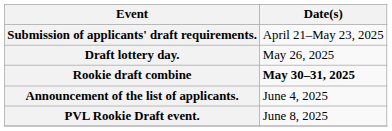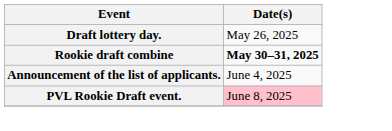- row: (132, 34)
(295, 116) no background -> (259, 95) pink background
